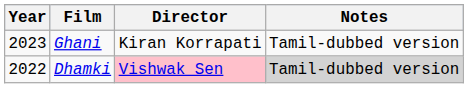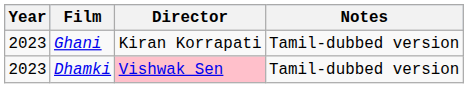(27, 69) 2022 -> (27, 69) 2023
(364, 69) lightgrey background -> (364, 69) no background
